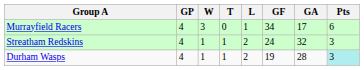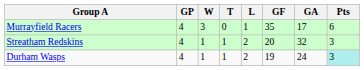(270, 27) 34 -> (270, 27) 35
(270, 42) 24 -> (270, 42) 20
(302, 57) 28 -> (302, 57) 24
